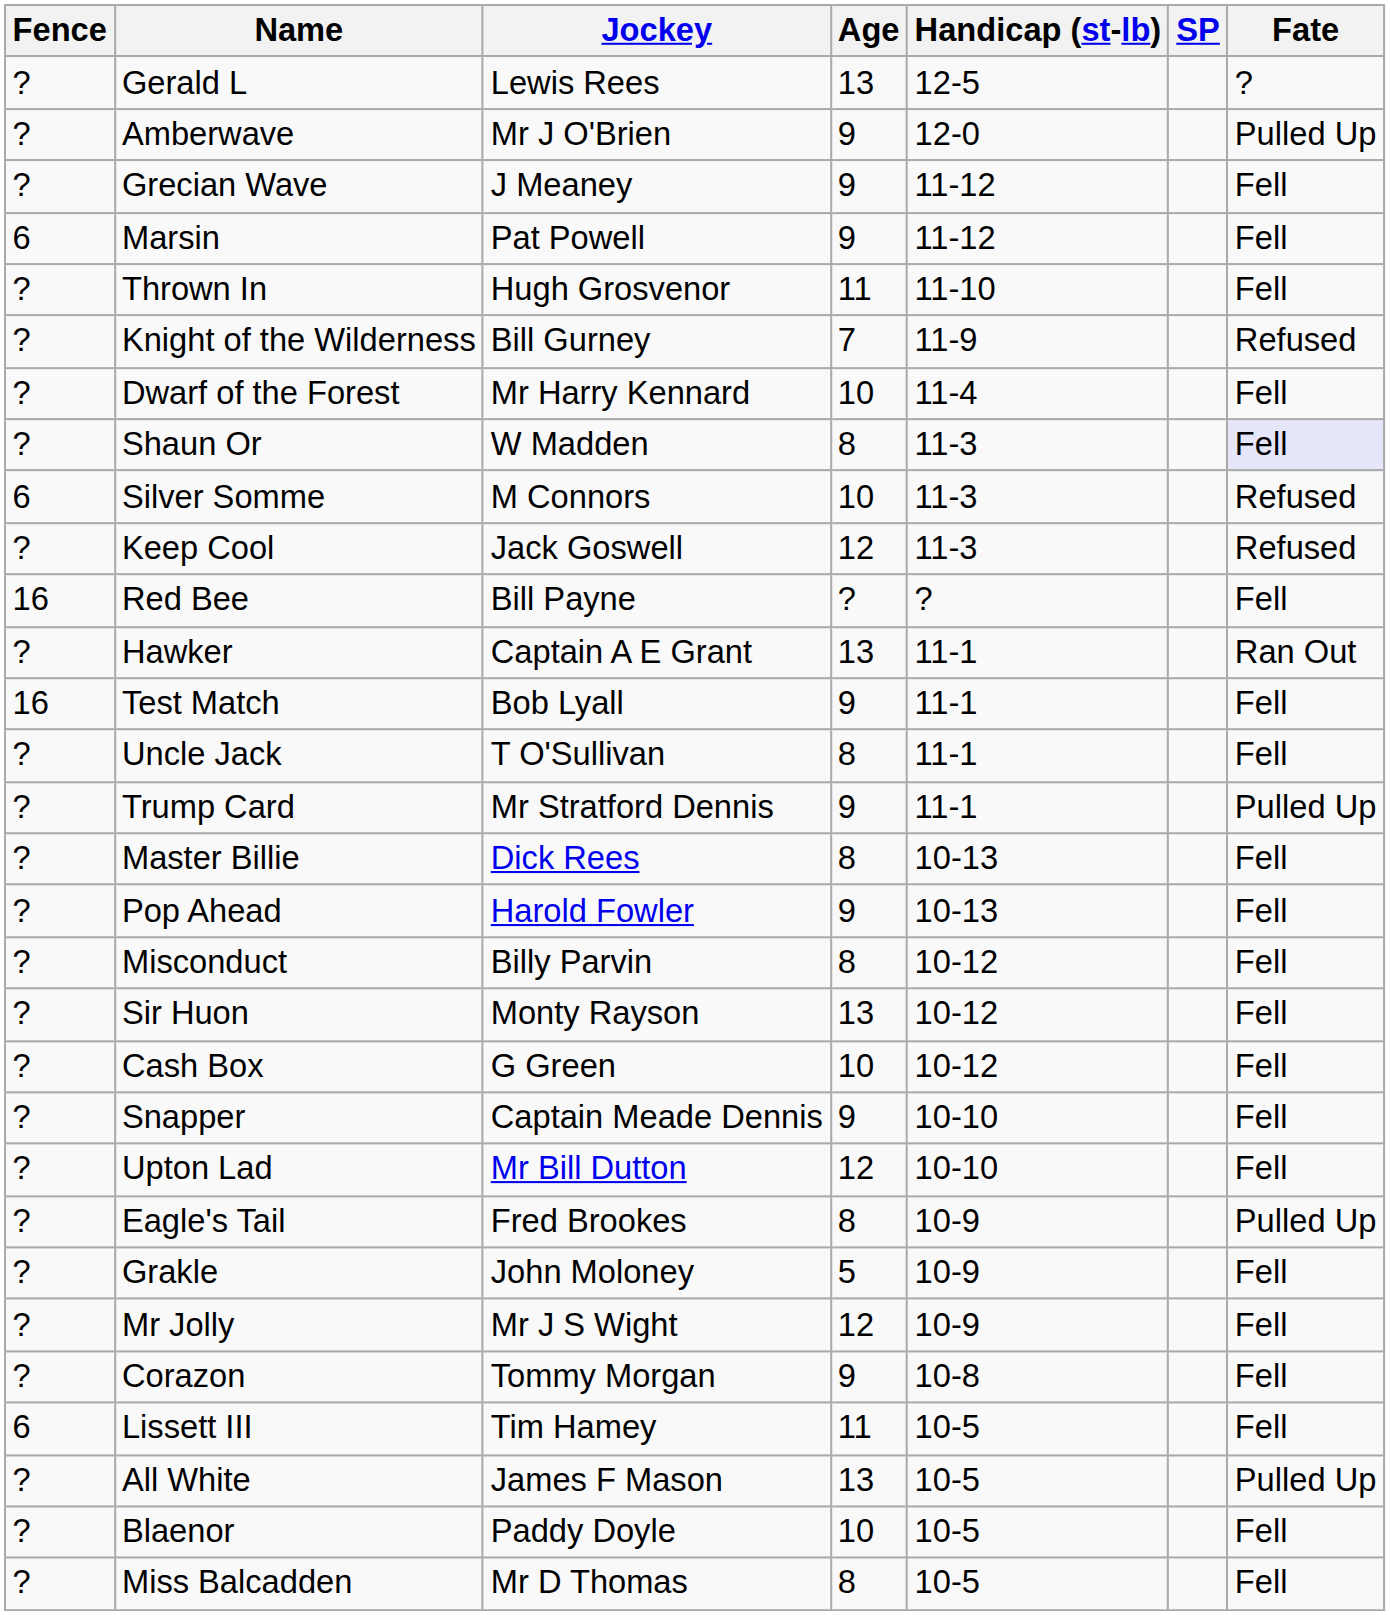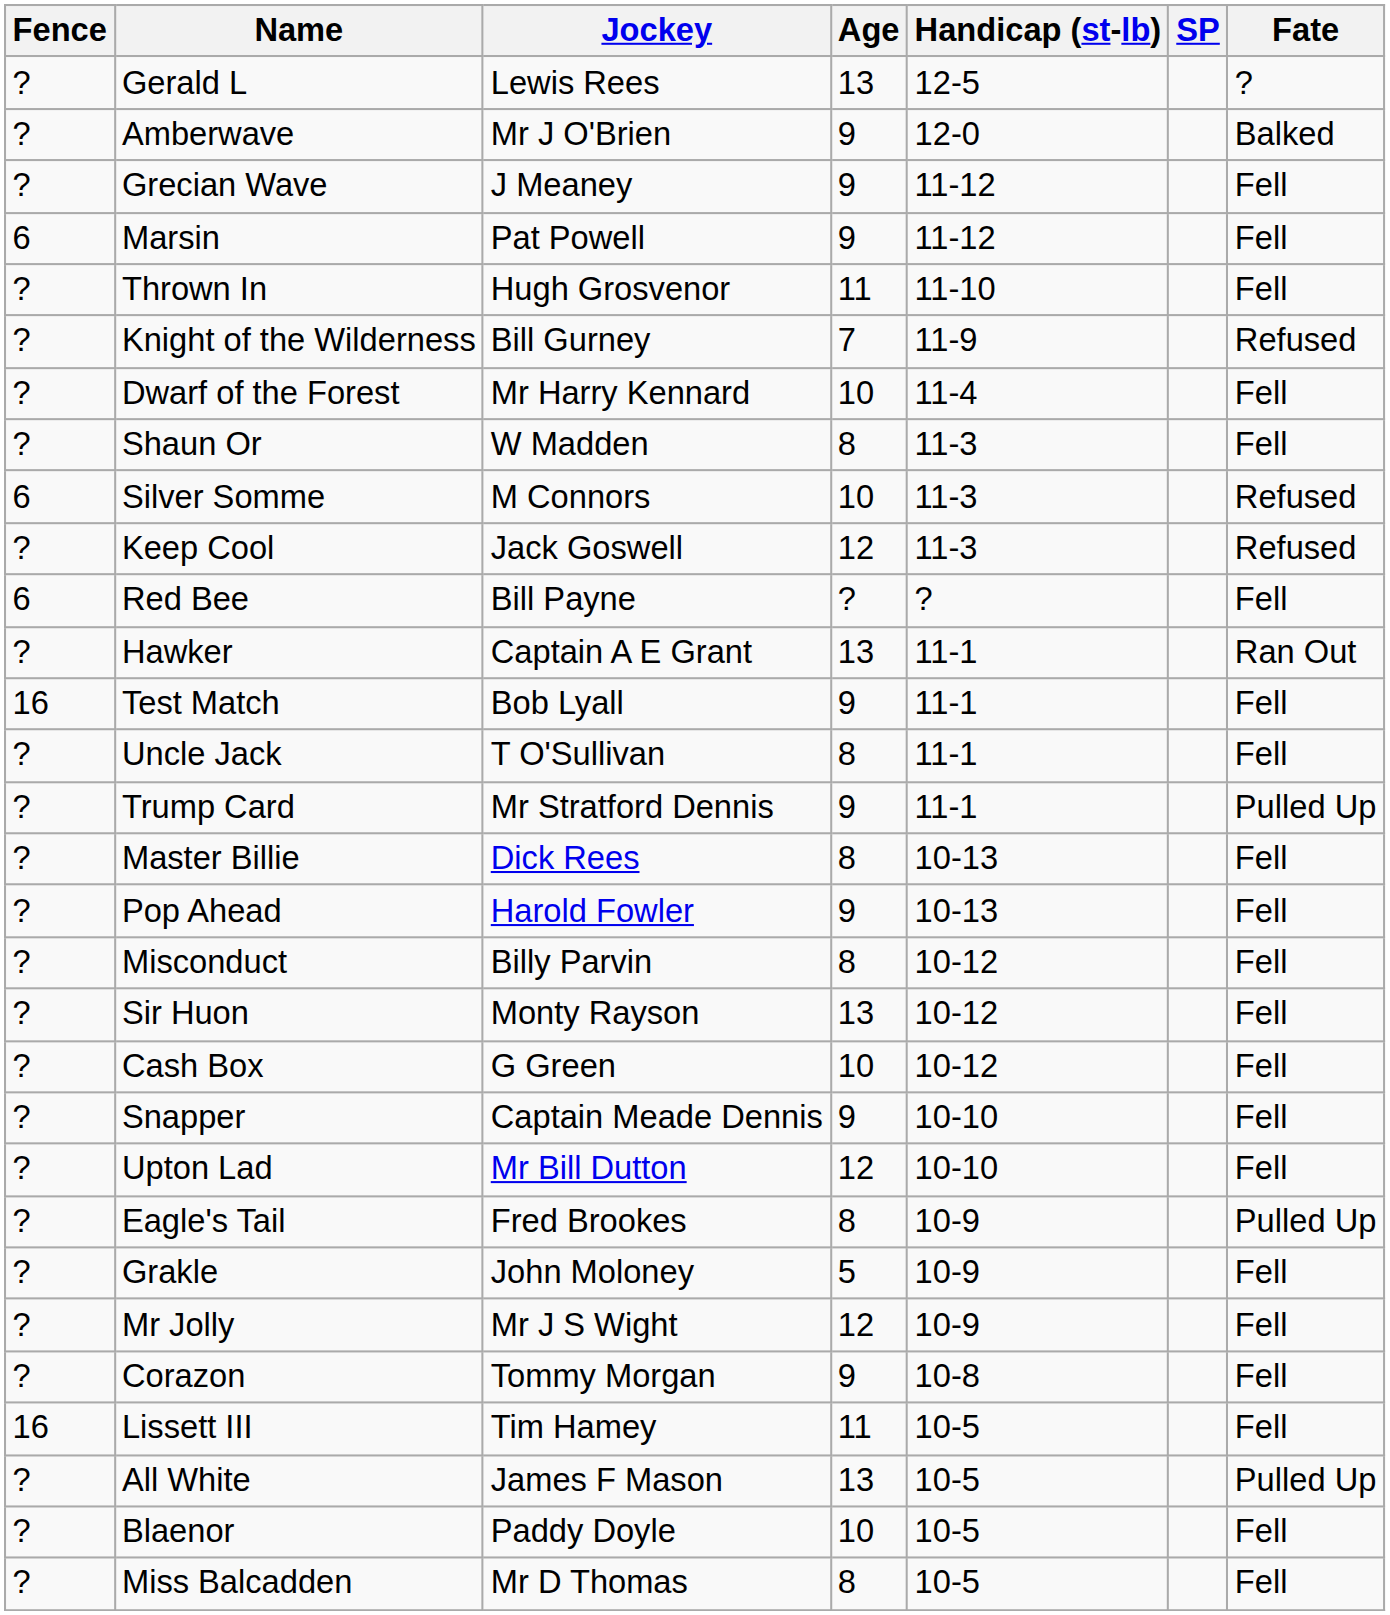(1306, 133) Pulled Up -> (1285, 133) Balked
(1261, 444) lavender background -> (1261, 444) no background
(31, 599) 16 -> (22, 599) 6
(22, 1428) 6 -> (31, 1428) 16
